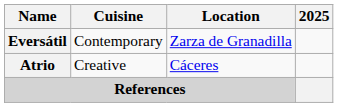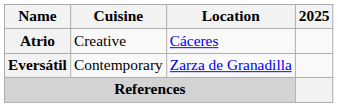rows swapped: (37, 65) <-> (37, 41)
